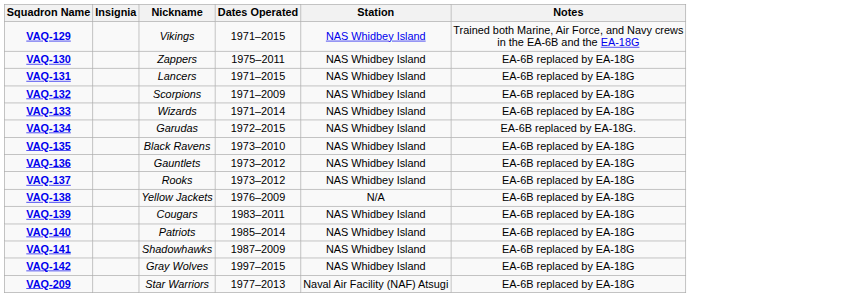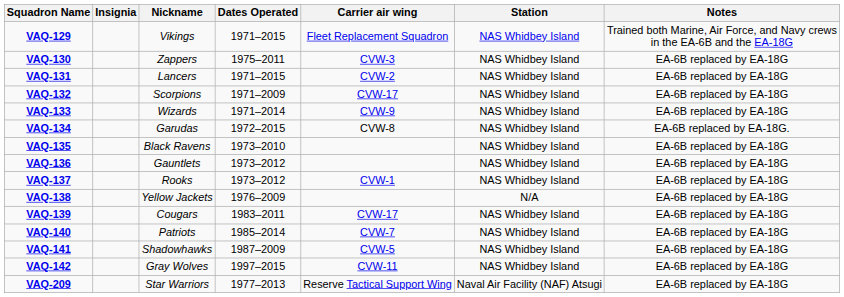+ column: (378, 13)
